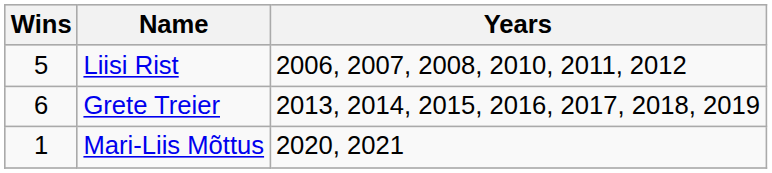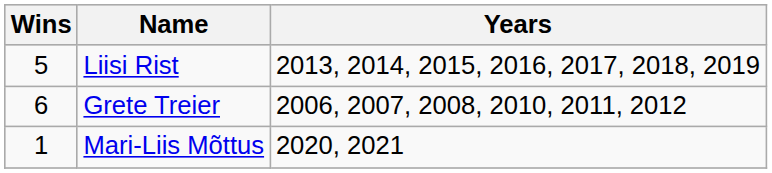(481, 65) 2006, 2007, 2008, 2010, 2011, 2012 -> (518, 65) 2013, 2014, 2015, 2016, 2017, 2018, 2019
(518, 106) 2013, 2014, 2015, 2016, 2017, 2018, 2019 -> (481, 106) 2006, 2007, 2008, 2010, 2011, 2012
